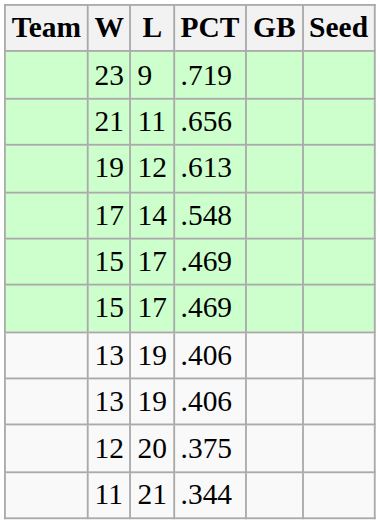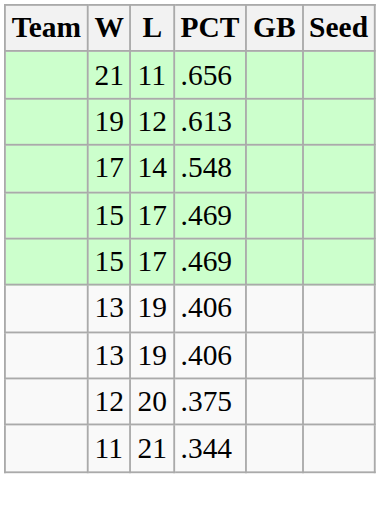- row: (109, 74)
